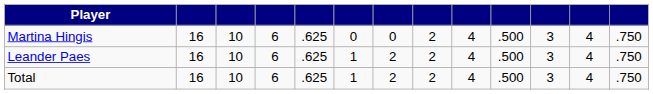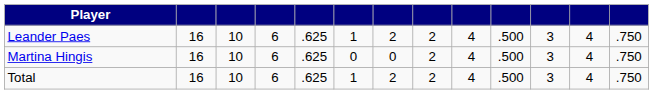rows swapped: (50, 36) <-> (49, 57)
